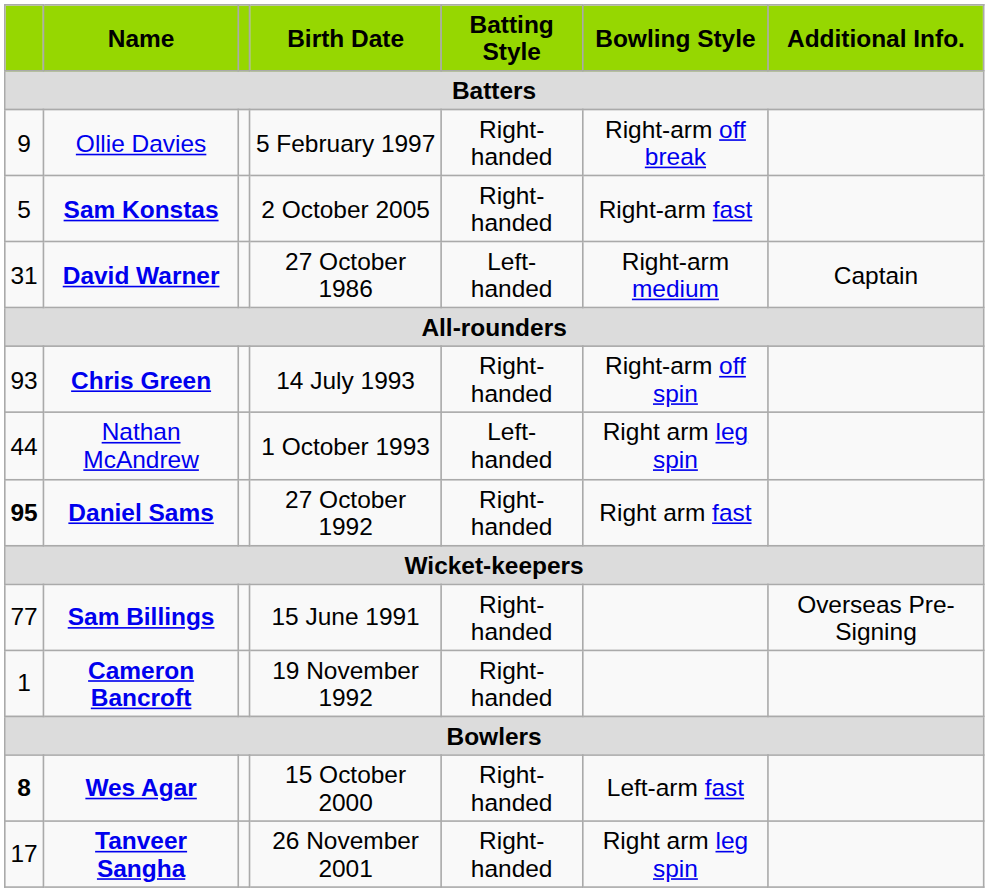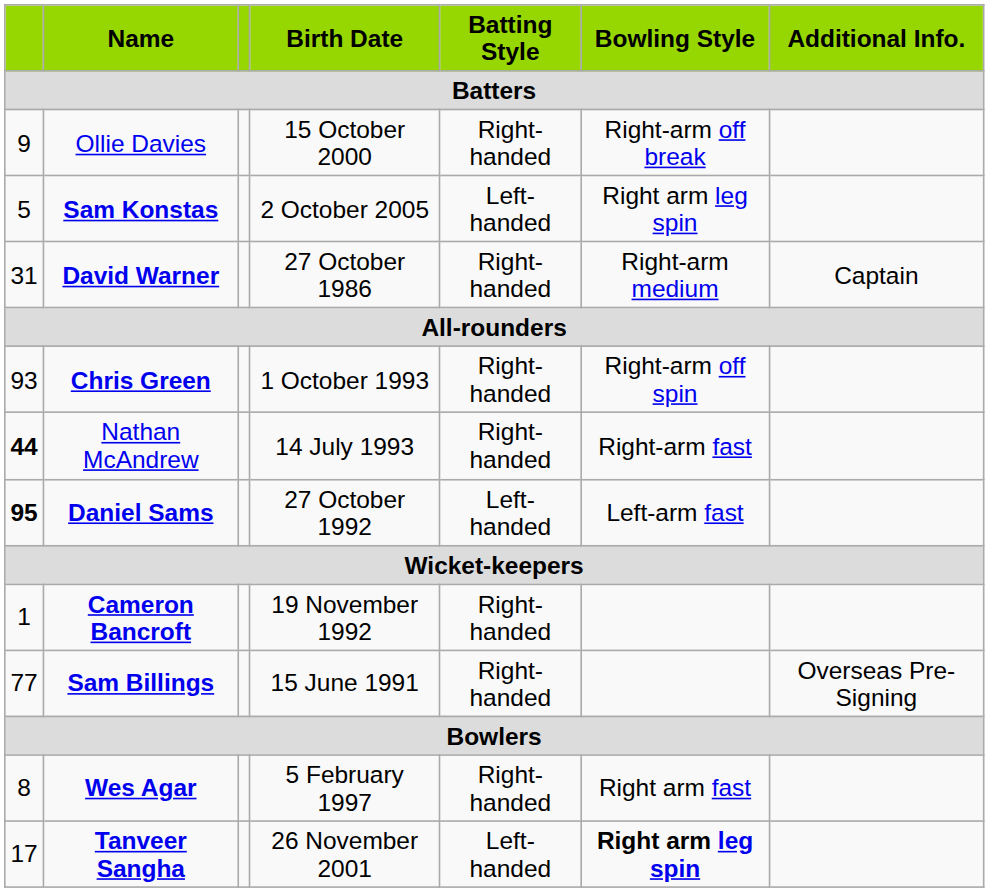(346, 143) 5 February 1997 -> (345, 143) 15 October 2000
(512, 209) Right-handed -> (510, 209) Left-handed
(675, 209) Right-arm fast -> (675, 209) Right arm leg spin
(512, 275) Left-handed -> (510, 275) Right-handed
(346, 380) 14 July 1993 -> (345, 380) 1 October 1993
(24, 446) normal -> (24, 446) bold
(346, 446) 1 October 1993 -> (345, 446) 14 July 1993
(512, 446) Left-handed -> (510, 446) Right-handed
(675, 446) Right arm leg spin -> (675, 446) Right-arm fast
(512, 512) Right-handed -> (510, 512) Left-handed
(675, 512) Right arm fast -> (675, 512) Left-arm fast
rows swapped: (141, 683) <-> (141, 617)
(24, 788) bold -> (24, 788) normal
(346, 788) 15 October 2000 -> (345, 788) 5 February 1997
(675, 788) Left-arm fast -> (675, 788) Right arm fast
(512, 854) Right-handed -> (510, 854) Left-handed
(675, 854) normal -> (675, 854) bold
